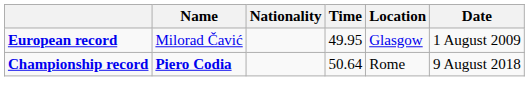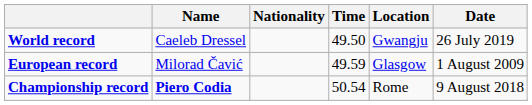+ row: (51, 40)
(345, 40) 49.95 -> (349, 64) 49.59
(345, 64) 50.64 -> (349, 87) 50.54
